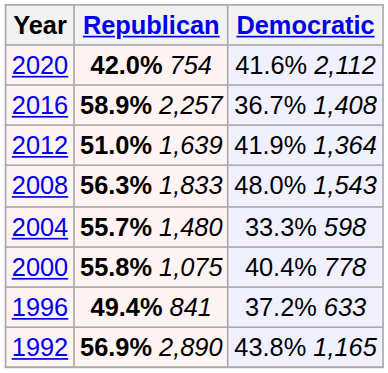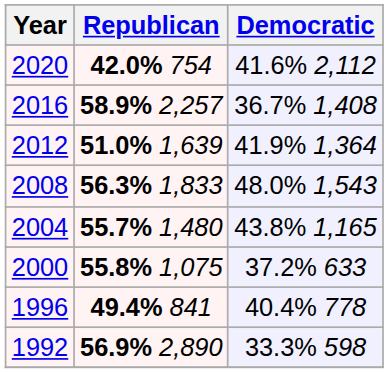(306, 226) 33.3% 598 -> (306, 226) 43.8% 1,165
(306, 266) 40.4% 778 -> (306, 266) 37.2% 633
(306, 307) 37.2% 633 -> (306, 307) 40.4% 778
(306, 347) 43.8% 1,165 -> (306, 347) 33.3% 598
